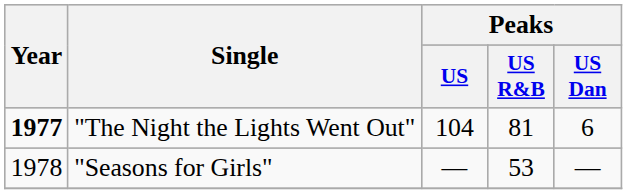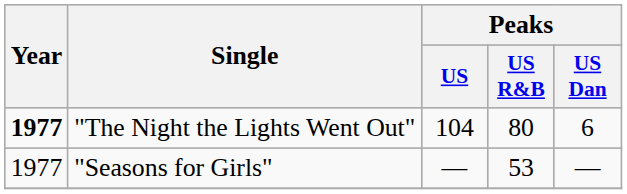(521, 127) 81 -> (521, 127) 80
(37, 168) 1978 -> (37, 168) 1977
